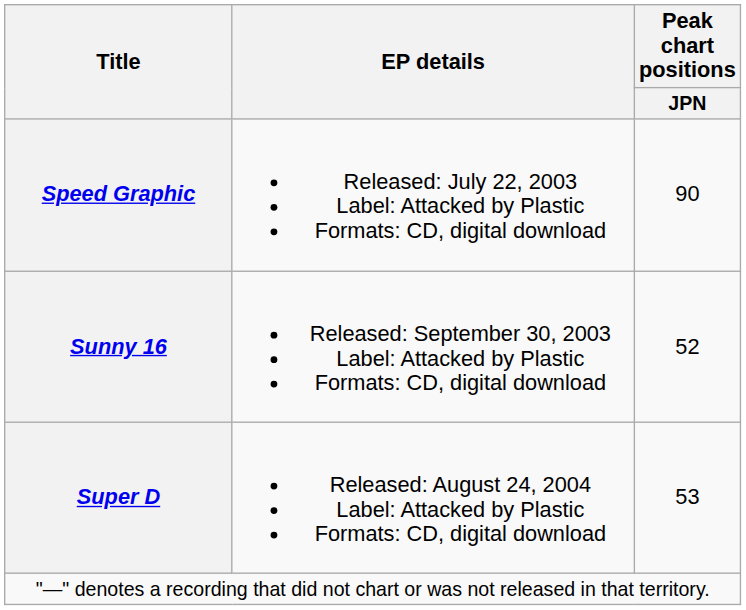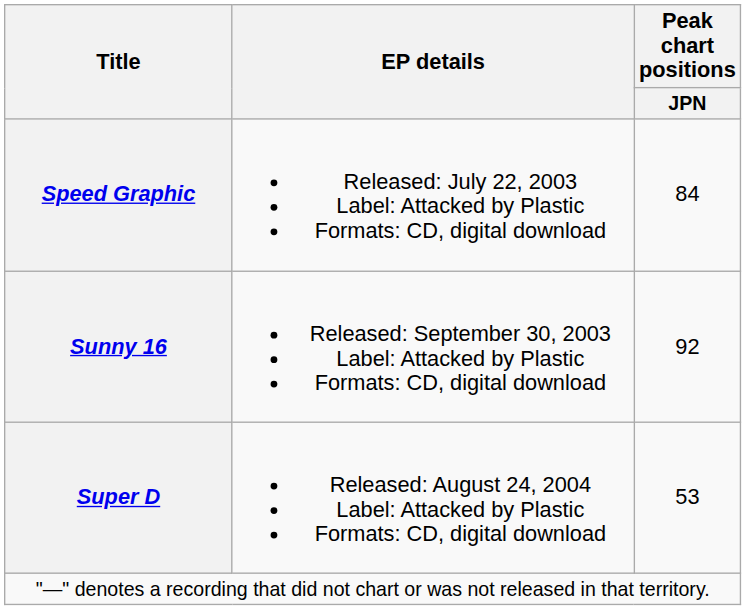(687, 194) 90 -> (687, 194) 84
(687, 346) 52 -> (687, 346) 92
